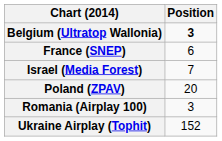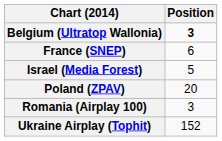(191, 70) 7 -> (191, 70) 5
